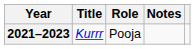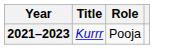- column: (164, 14)
